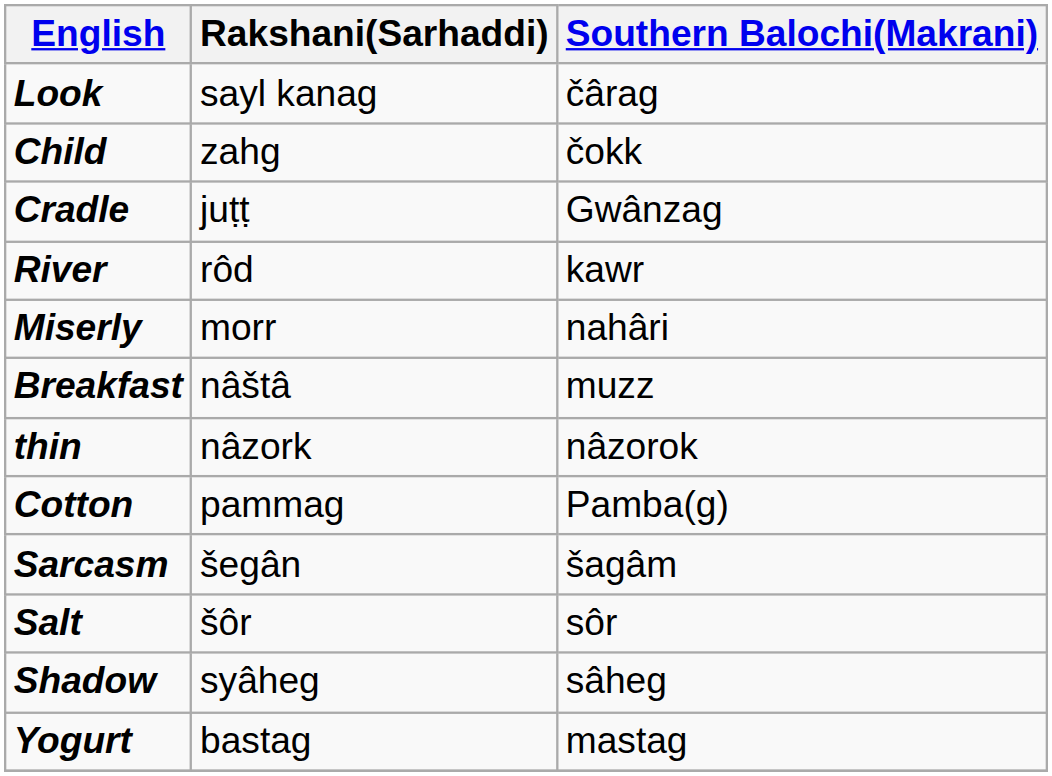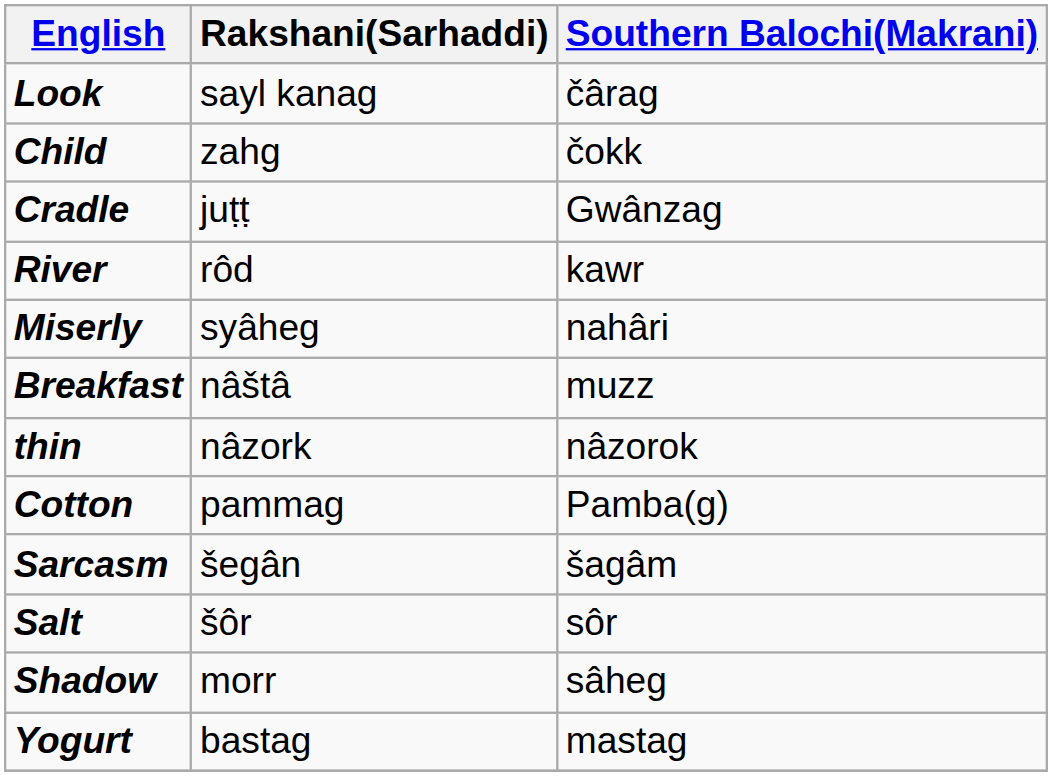(238, 328) morr -> (260, 328) syâheg
(260, 681) syâheg -> (238, 681) morr
